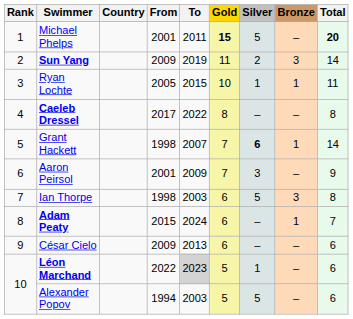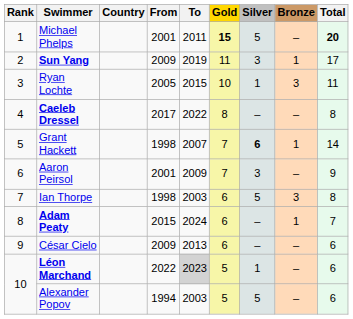(257, 60) 2 -> (257, 60) 3
(296, 60) 3 -> (296, 60) 1
(333, 60) 14 -> (333, 60) 17
(296, 84) 1 -> (296, 84) 3
